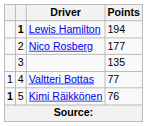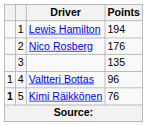(21, 29) bold -> (21, 29) normal
(116, 46) 177 -> (116, 46) 176
(113, 79) 77 -> (113, 79) 96
